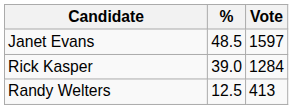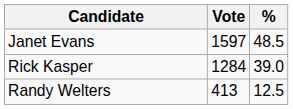columns swapped: (267, 16) <-> (227, 16)
